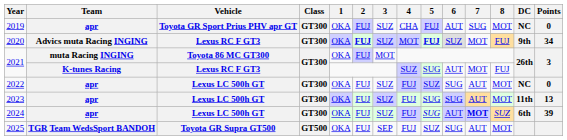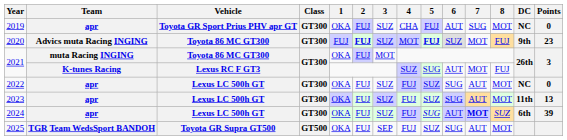(228, 40) Lexus RC F GT3 -> (228, 40) Toyota 86 MC GT300
(341, 40) OKA -> (341, 40) FUJ
(549, 40) 34 -> (549, 40) 23
(432, 98) SUG -> (432, 98) SUZ
